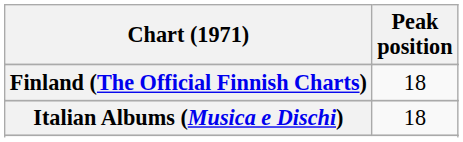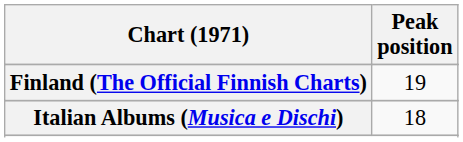(415, 82) 18 -> (415, 82) 19
